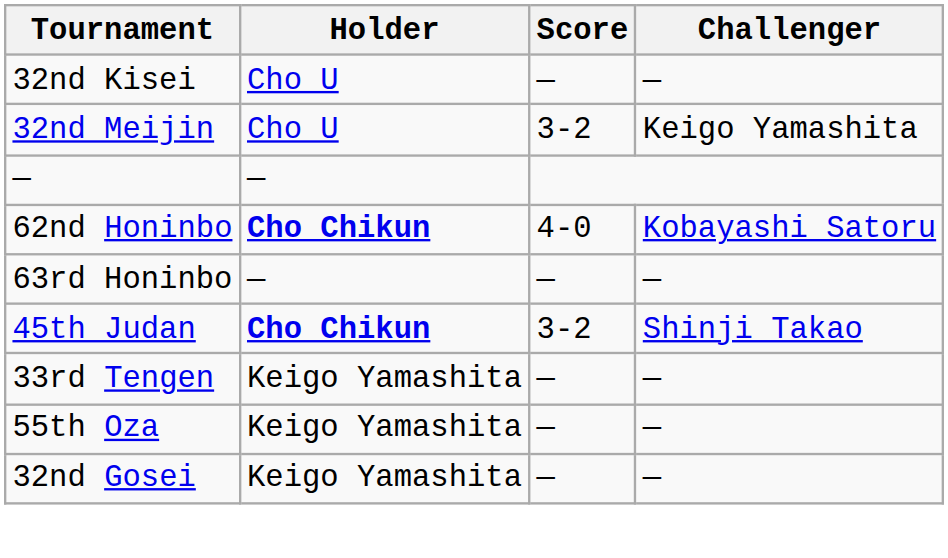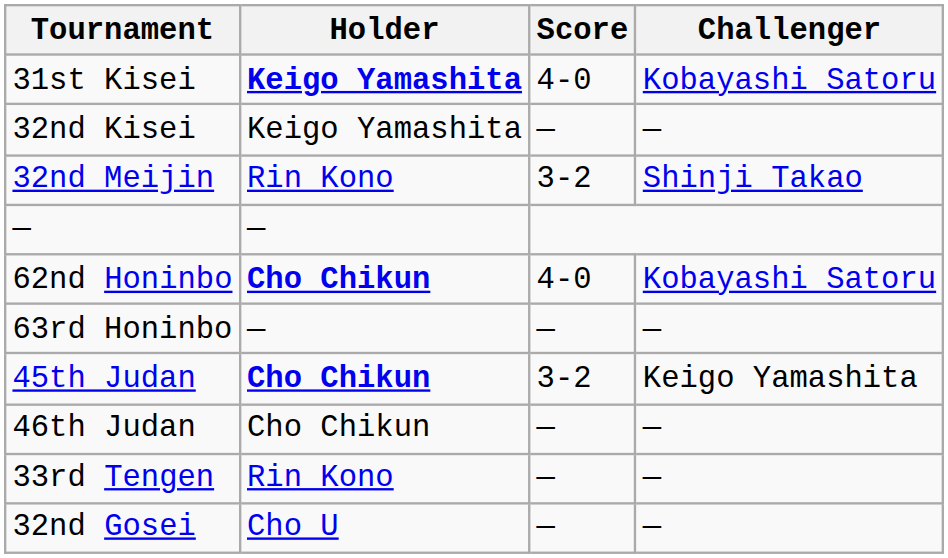+ row: (104, 80)
(293, 80) Cho U -> (385, 130) Keigo Yamashita
(293, 130) Cho U -> (320, 179) Rin Kono
(780, 130) Keigo Yamashita -> (753, 179) Shinji Takao
(753, 329) Shinji Takao -> (780, 379) Keigo Yamashita
+ row: (104, 428)
(385, 379) Keigo Yamashita -> (320, 478) Rin Kono
- row: (86, 428)
(385, 478) Keigo Yamashita -> (293, 528) Cho U
